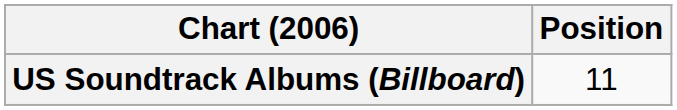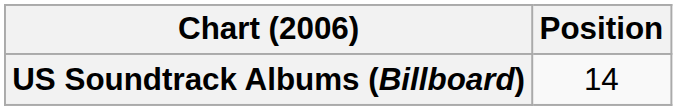(601, 79) 11 -> (601, 79) 14
